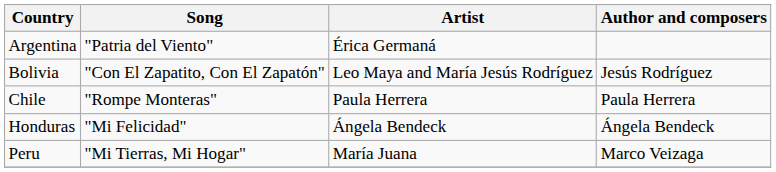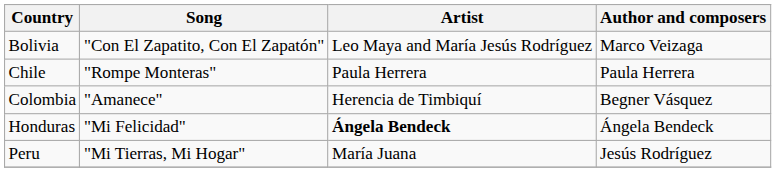- row: (43, 45)
(657, 72) Jesús Rodríguez -> (651, 45) Marco Veizaga
+ row: (42, 99)
(390, 126) normal -> (391, 126) bold
(652, 153) Marco Veizaga -> (656, 153) Jesús Rodríguez
